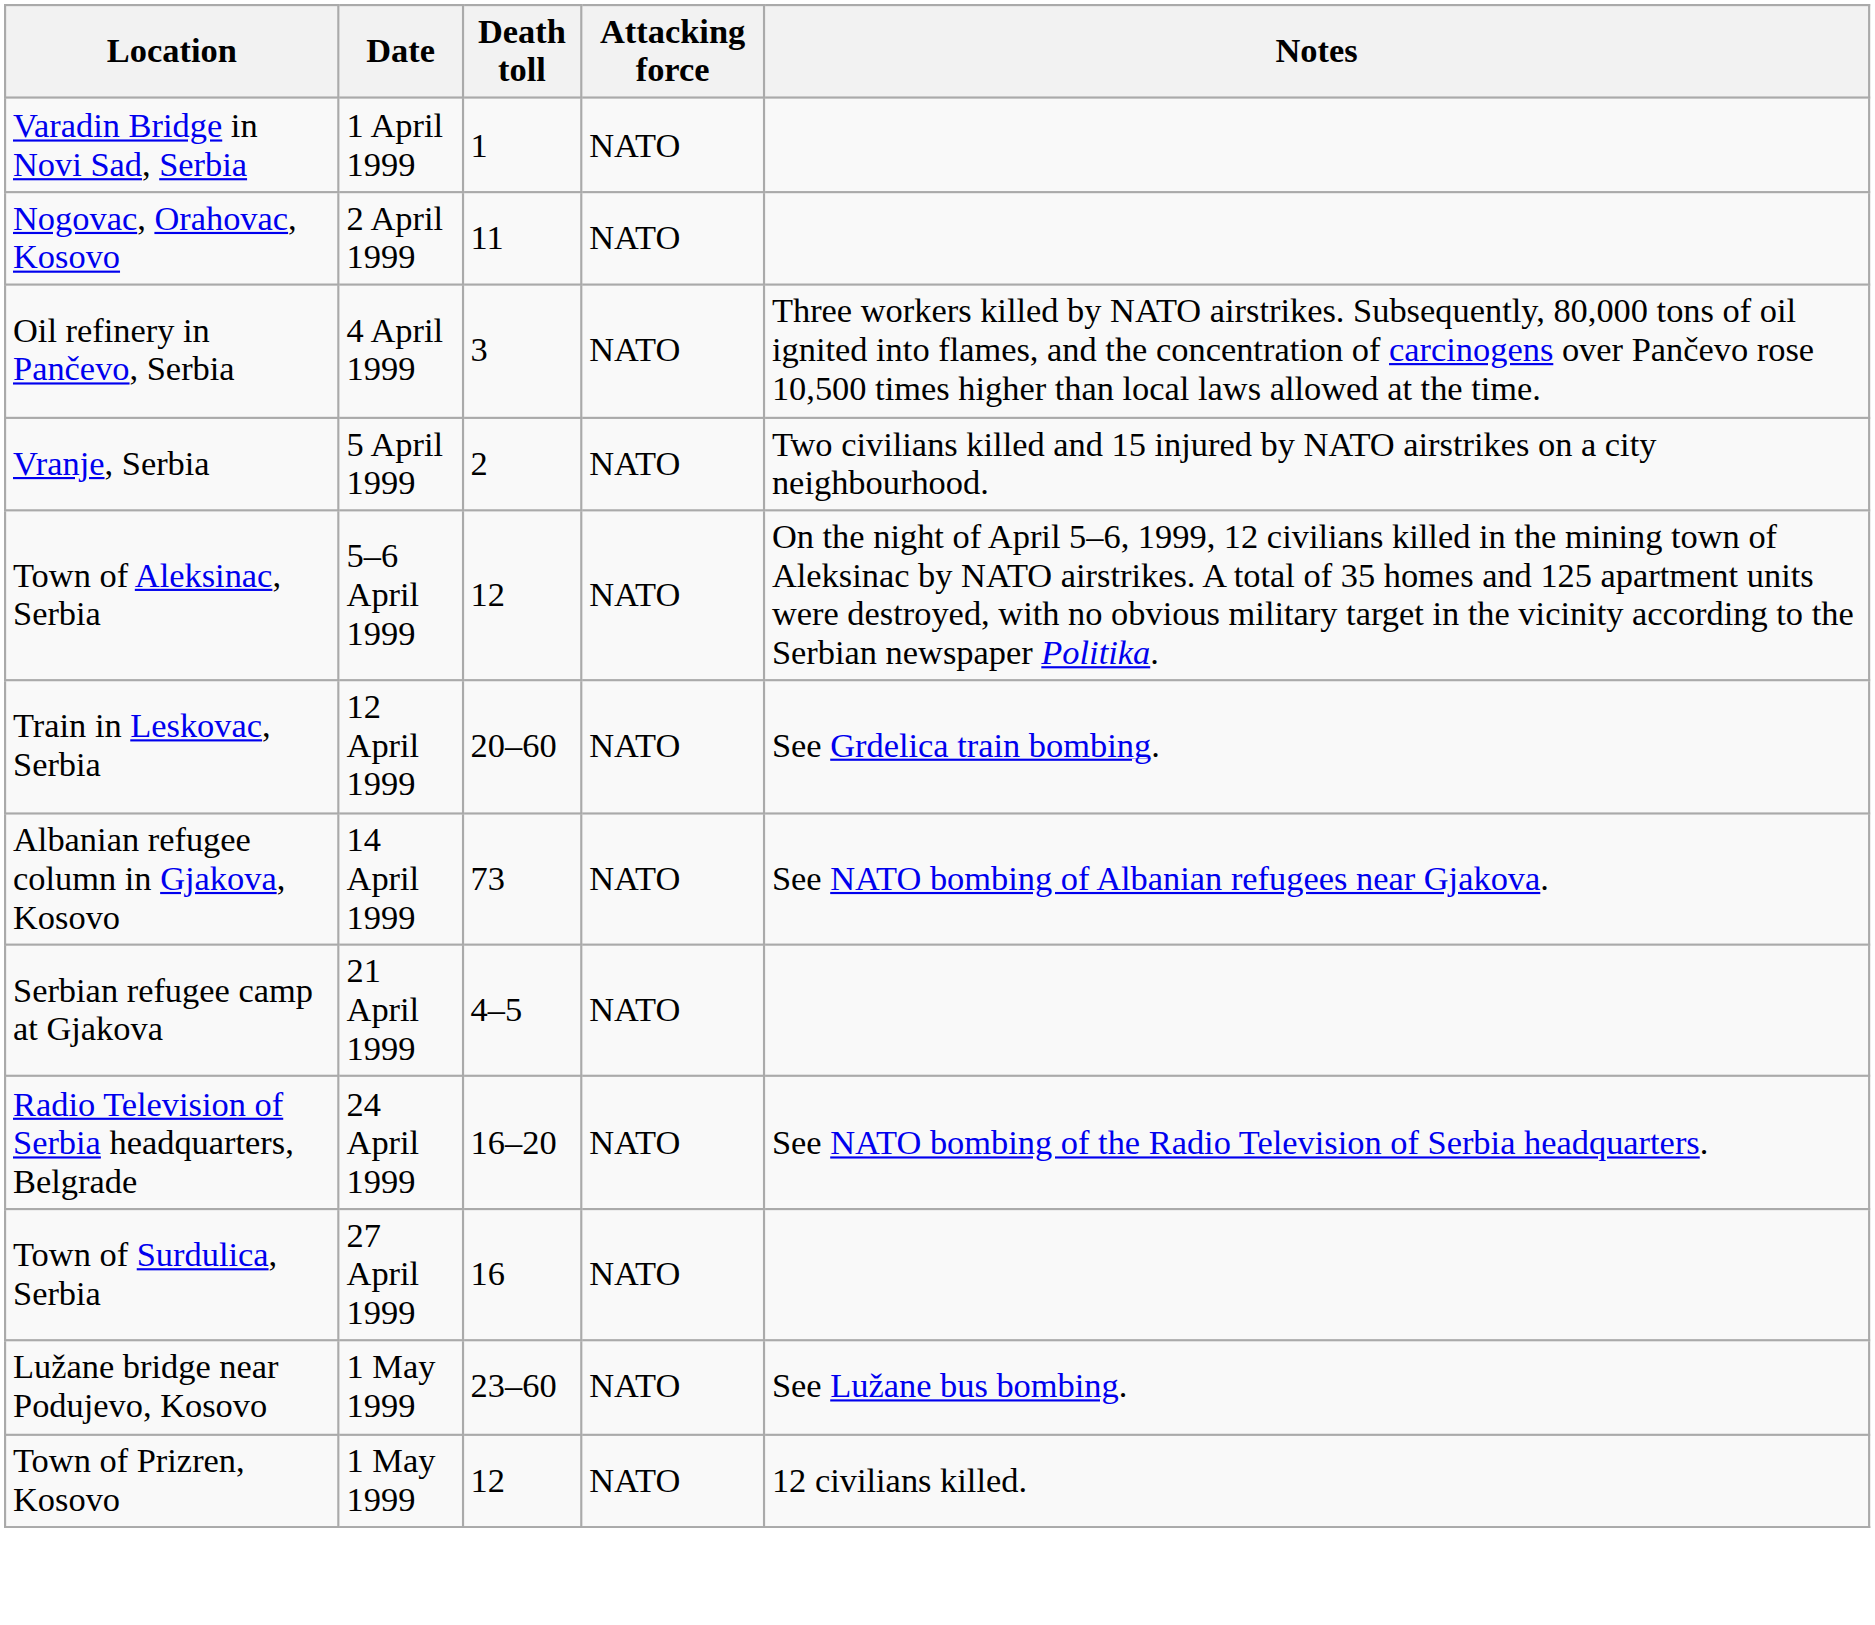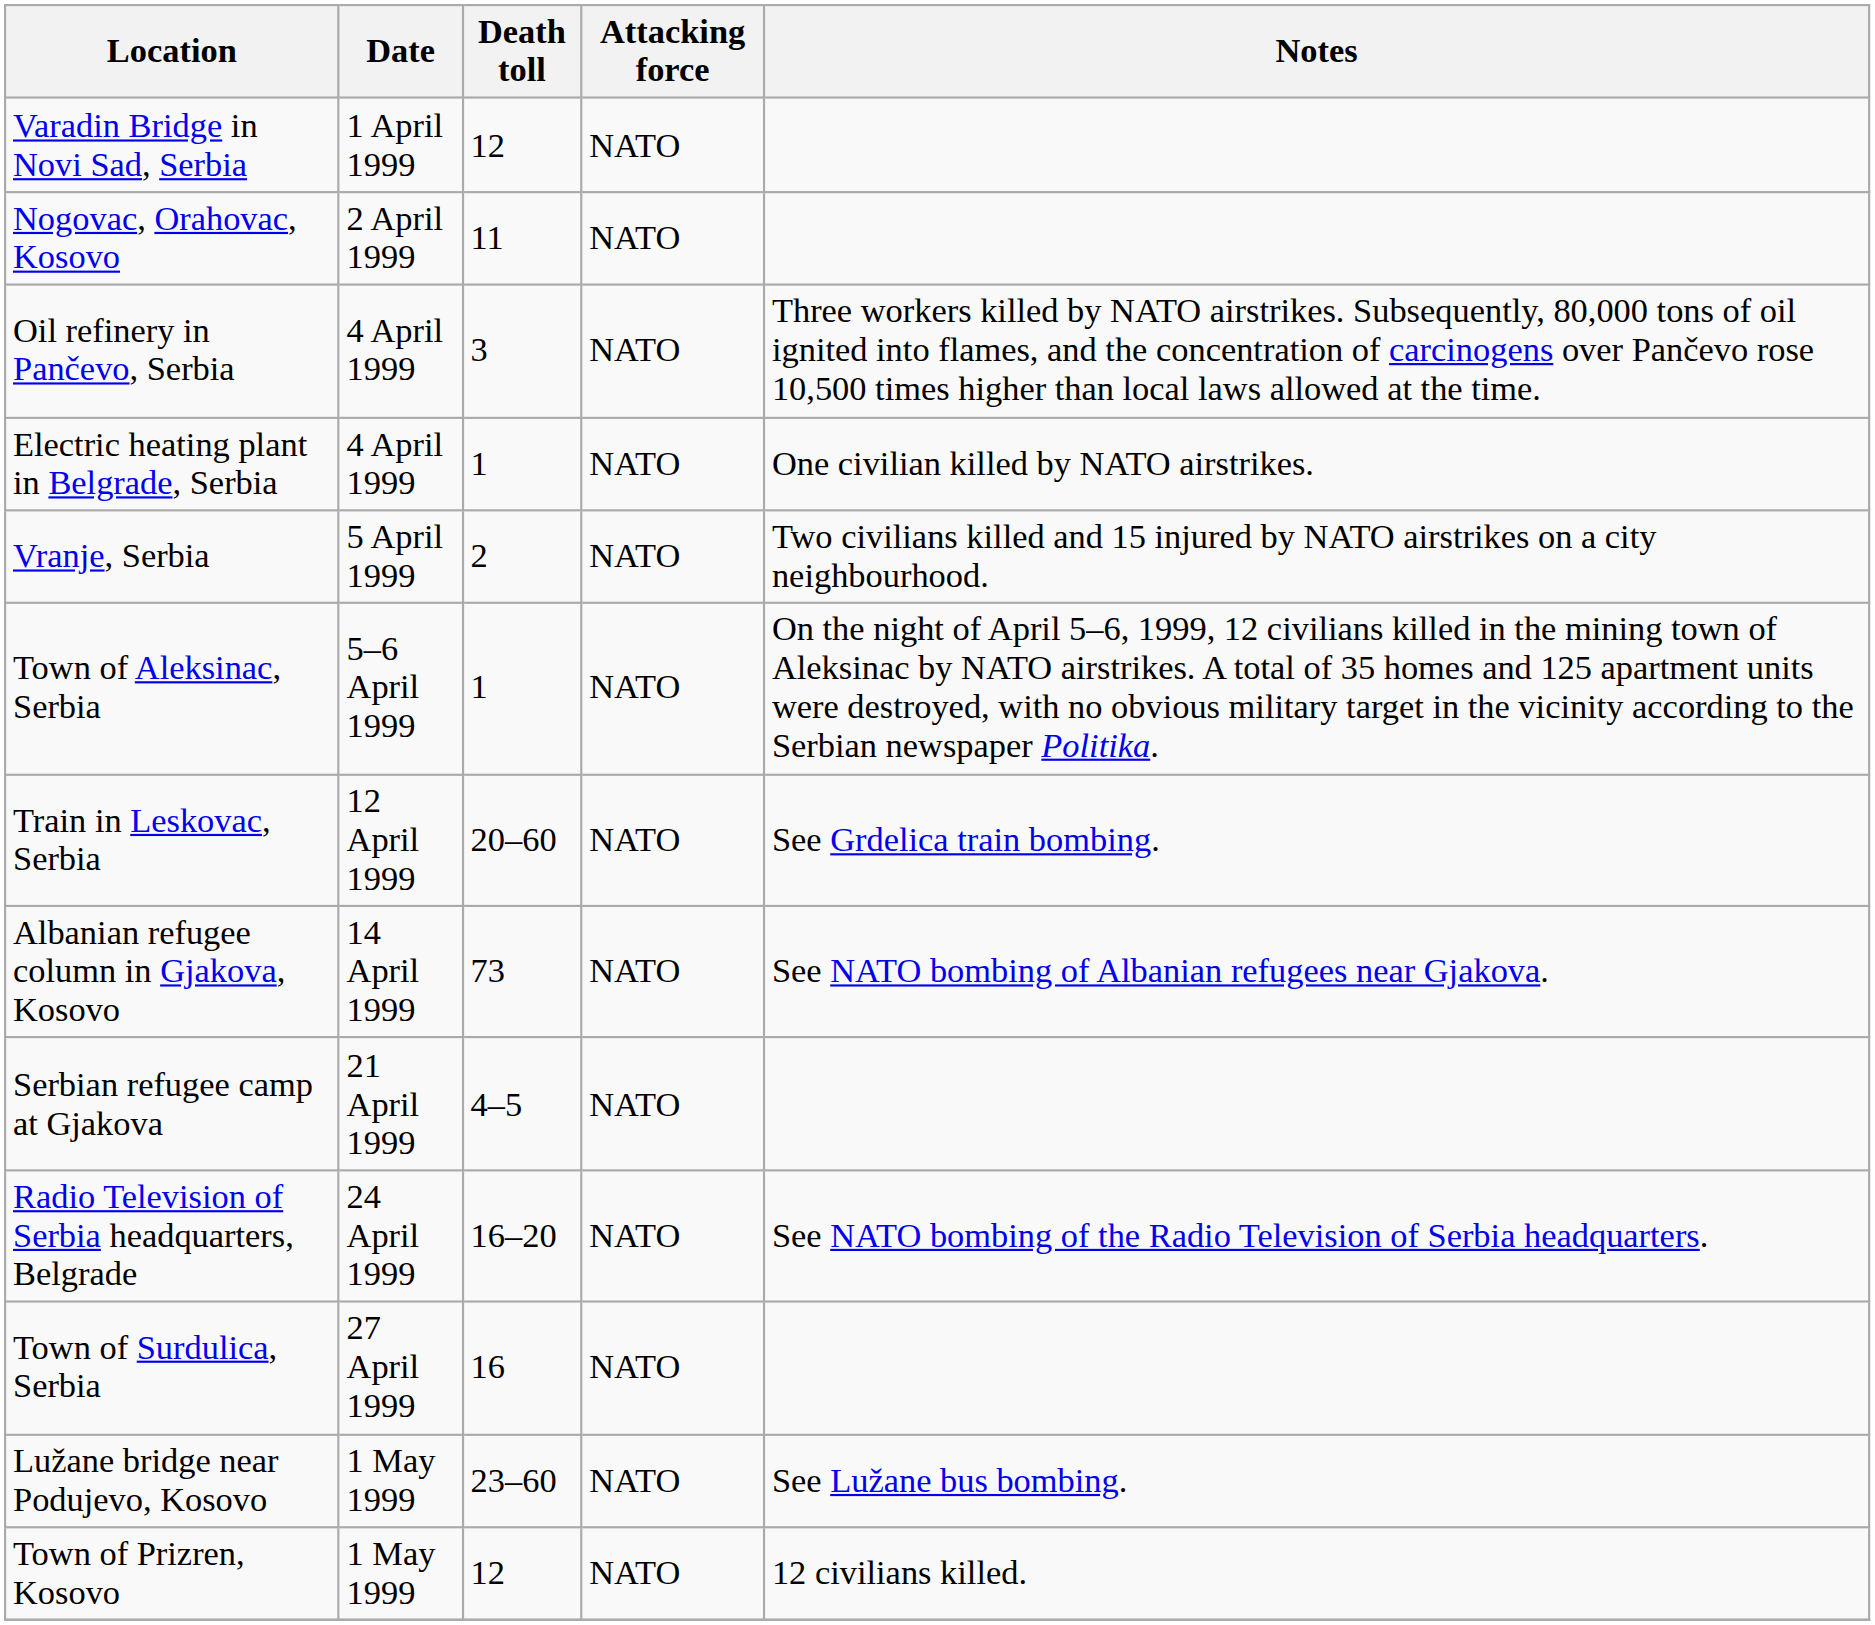(479, 144) 1 -> (488, 144) 12
+ row: (160, 462)
(488, 594) 12 -> (479, 688) 1
